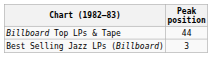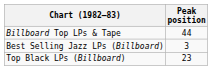+ row: (66, 59)
